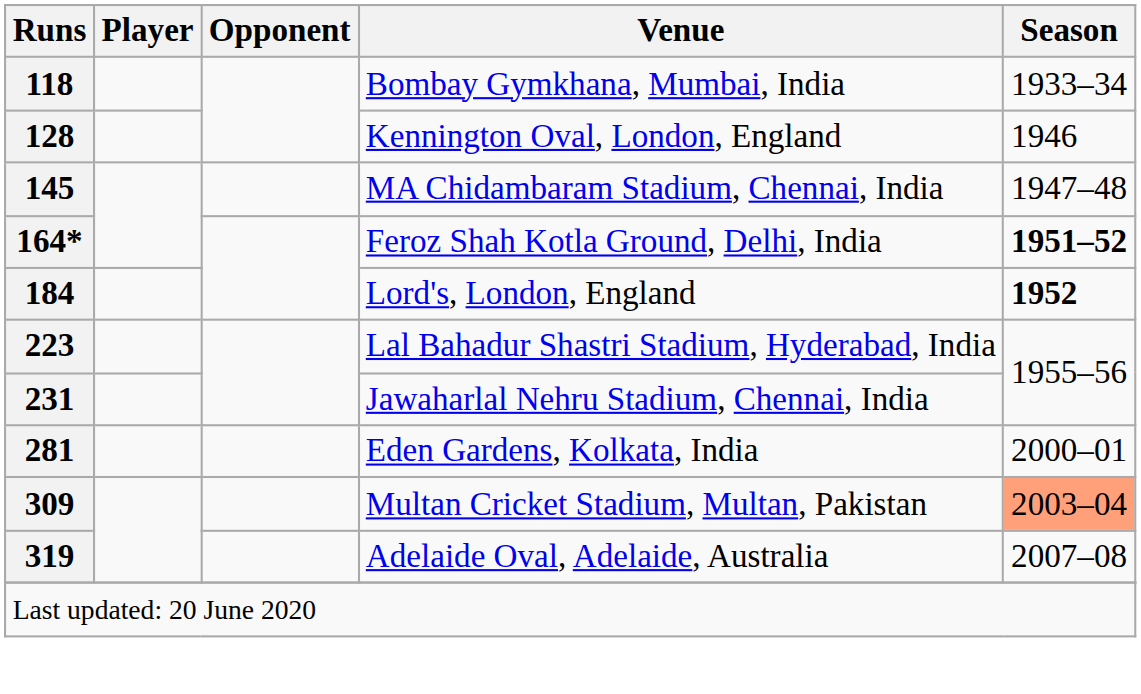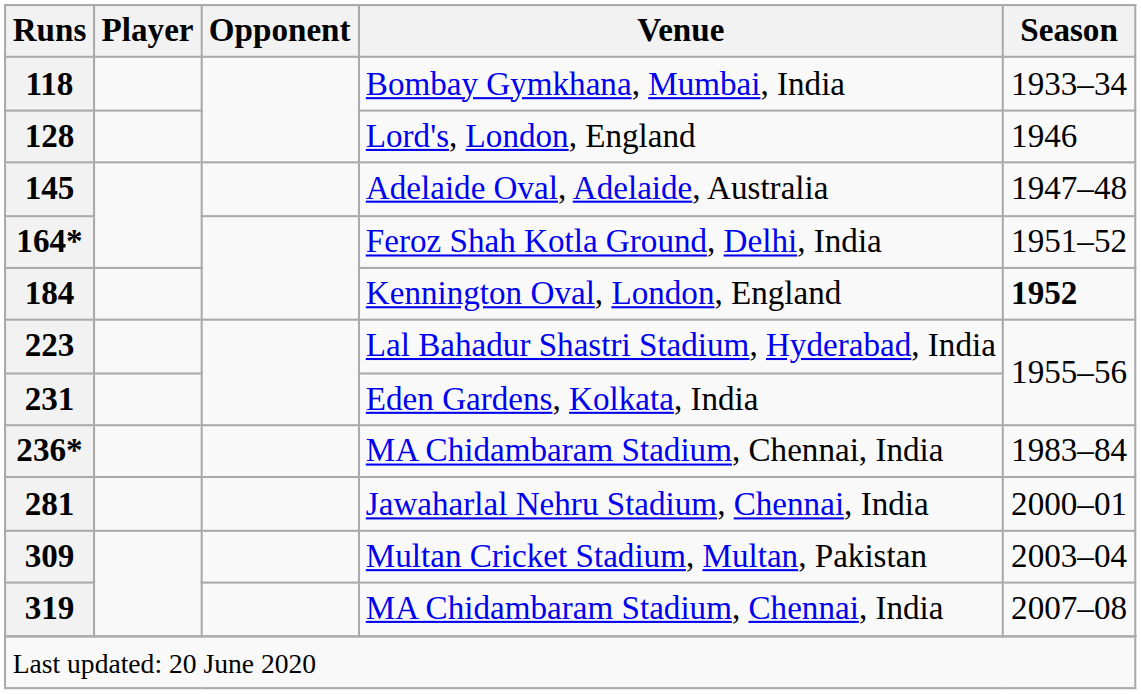(604, 135) Kennington Oval, London, England -> (531, 135) Lord's, London, England
(655, 188) MA Chidambaram Stadium, Chennai, India -> (597, 188) Adelaide Oval, Adelaide, Australia
(1069, 240) bold -> (1069, 240) normal
(531, 293) Lord's, London, England -> (604, 293) Kennington Oval, London, England
(647, 398) Jawaharlal Nehru Stadium, Chennai, India -> (562, 398) Eden Gardens, Kolkata, India
+ row: (49, 450)
(562, 450) Eden Gardens, Kolkata, India -> (647, 503) Jawaharlal Nehru Stadium, Chennai, India
(1069, 503) lightsalmon background -> (1069, 556) no background
(597, 556) Adelaide Oval, Adelaide, Australia -> (655, 608) MA Chidambaram Stadium, Chennai, India
